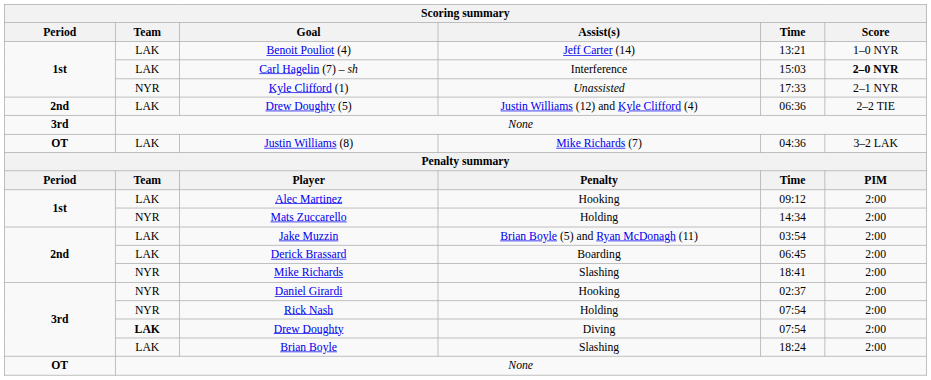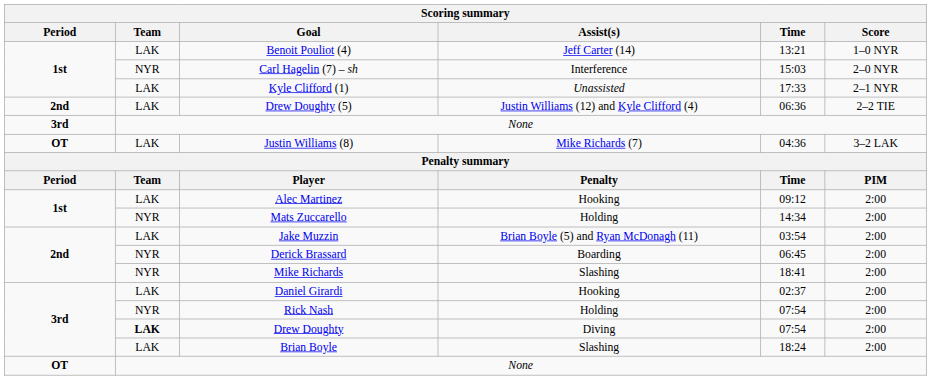(147, 69) LAK -> (147, 69) NYR
(876, 69) bold -> (876, 69) normal
(147, 87) NYR -> (147, 87) LAK
(147, 254) LAK -> (147, 254) NYR
(147, 291) NYR -> (147, 291) LAK
